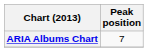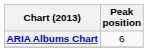(122, 39) 7 -> (122, 39) 6
